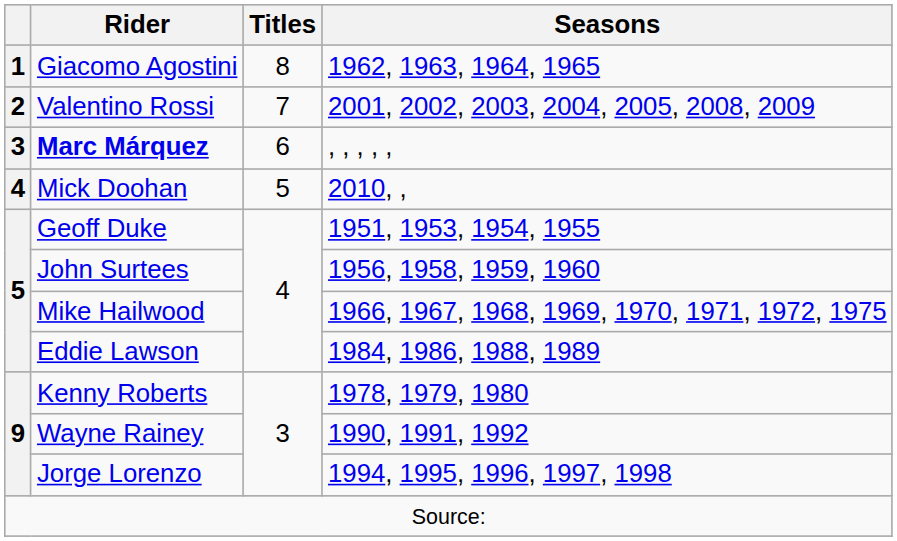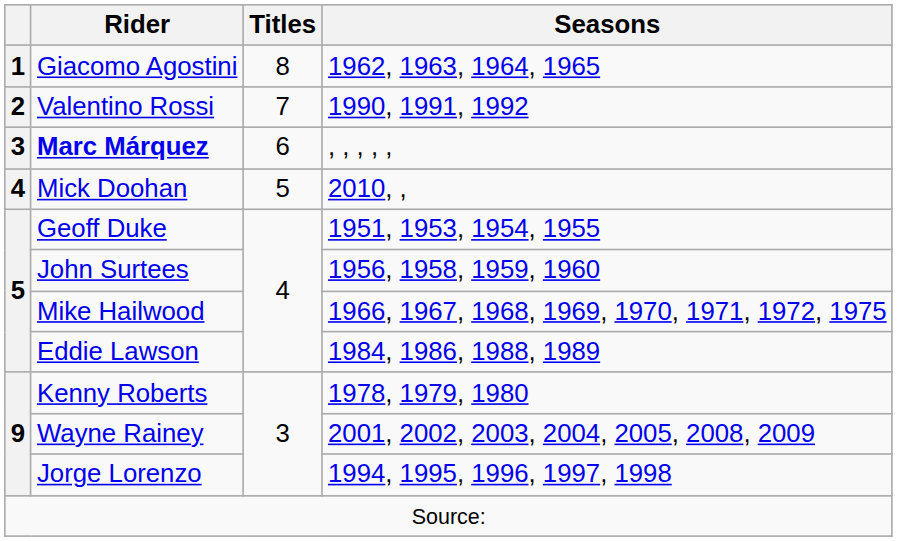(571, 106) 2001, 2002, 2003, 2004, 2005, 2008, 2009 -> (428, 106) 1990, 1991, 1992
(428, 433) 1990, 1991, 1992 -> (571, 433) 2001, 2002, 2003, 2004, 2005, 2008, 2009
